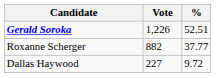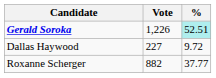(196, 30) no background -> (196, 30) paleturquoise background
rows swapped: (46, 47) <-> (43, 64)
